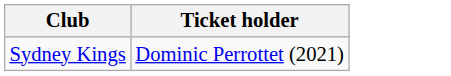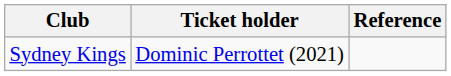+ column: (397, 20)
